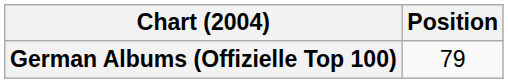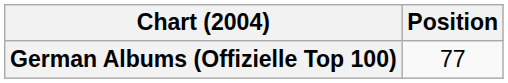(453, 59) 79 -> (453, 59) 77
